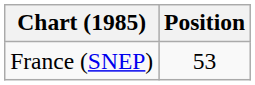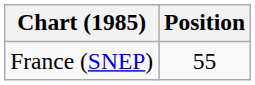(205, 60) 53 -> (205, 60) 55
